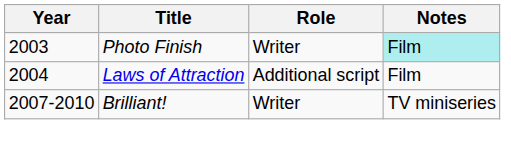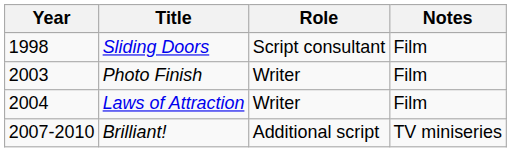+ row: (156, 47)
(404, 47) paleturquoise background -> (410, 75) no background
(316, 75) Additional script -> (276, 103) Writer
(276, 103) Writer -> (316, 132) Additional script
